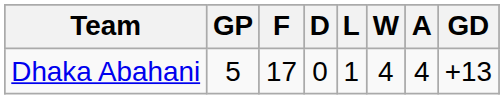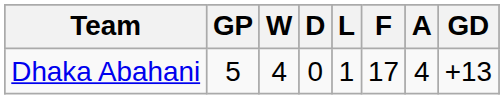columns swapped: (386, 26) <-> (282, 26)
